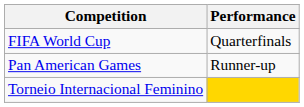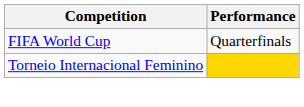- row: (75, 65)
